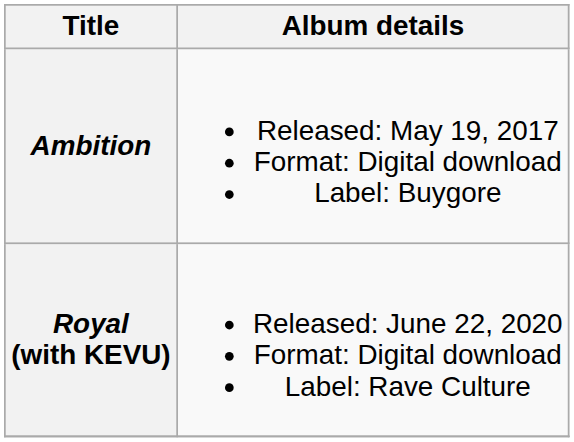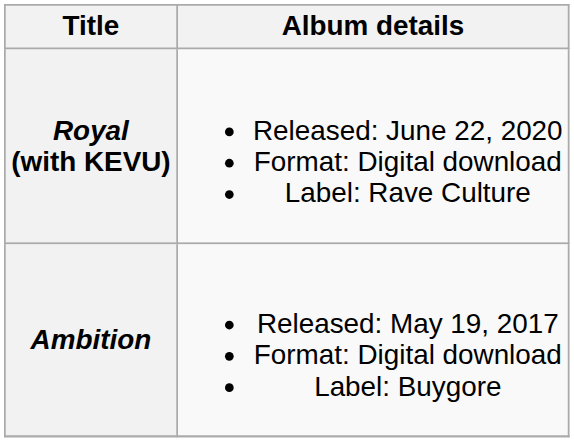rows swapped: (91, 145) <-> (91, 339)
